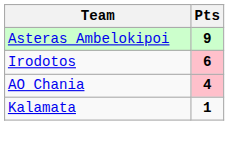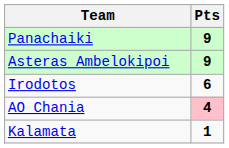+ row: (50, 39)
(207, 62) pink background -> (207, 85) no background
